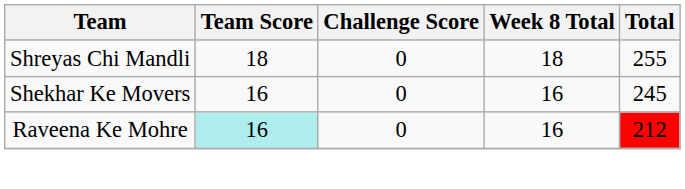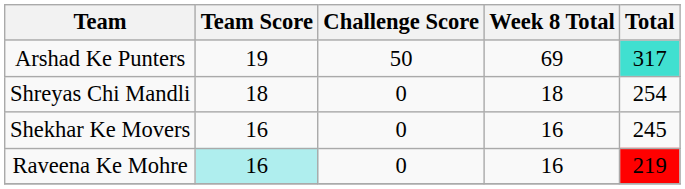+ row: (100, 58)
(650, 58) 255 -> (650, 93) 254
(650, 129) 212 -> (650, 165) 219
